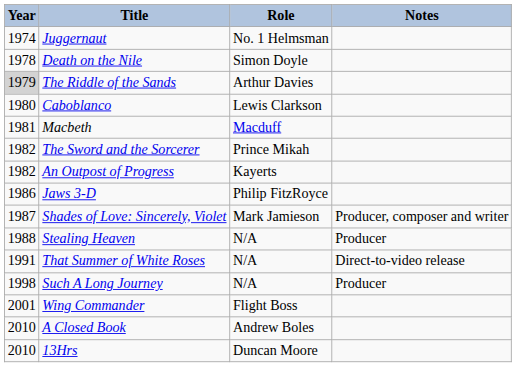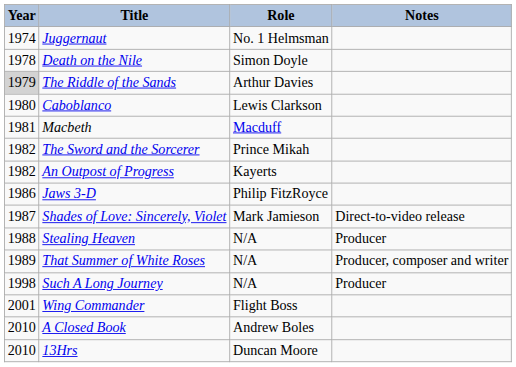(422, 216) Producer, composer and writer -> (400, 216) Direct-to-video release
(22, 261) 1991 -> (22, 261) 1989
(400, 261) Direct-to-video release -> (422, 261) Producer, composer and writer
